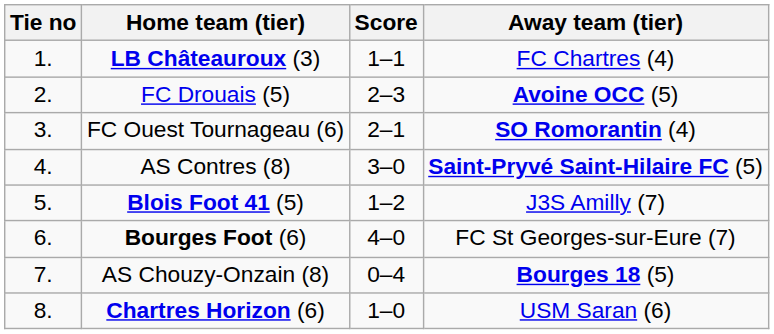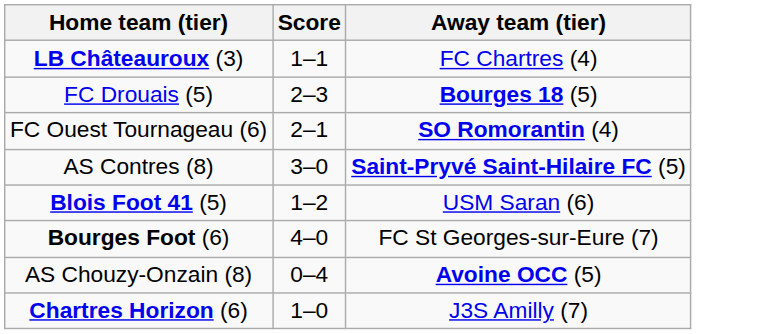- column: (43, 22)
(596, 94) Avoine OCC (5) -> (519, 94) Bourges 18 (5)
(596, 202) J3S Amilly (7) -> (519, 202) USM Saran (6)
(596, 274) Bourges 18 (5) -> (519, 274) Avoine OCC (5)
(596, 310) USM Saran (6) -> (519, 310) J3S Amilly (7)
